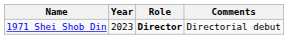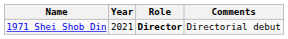(122, 27) 2023 -> (122, 27) 2021
